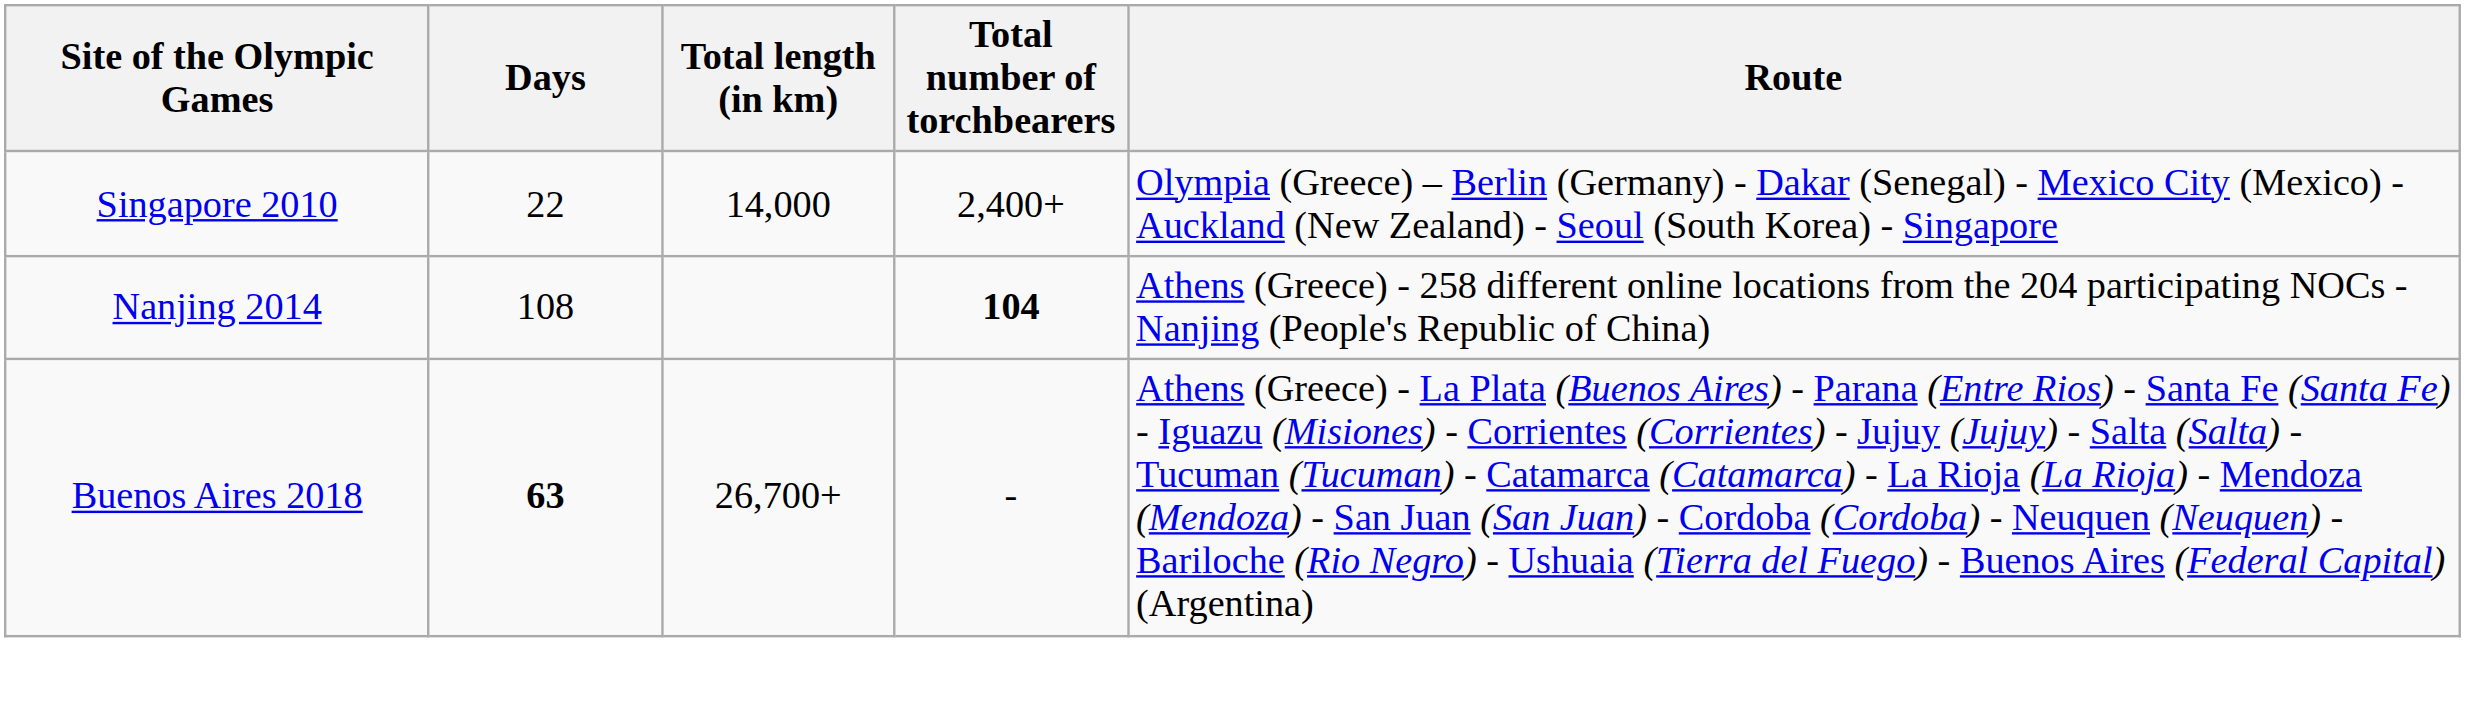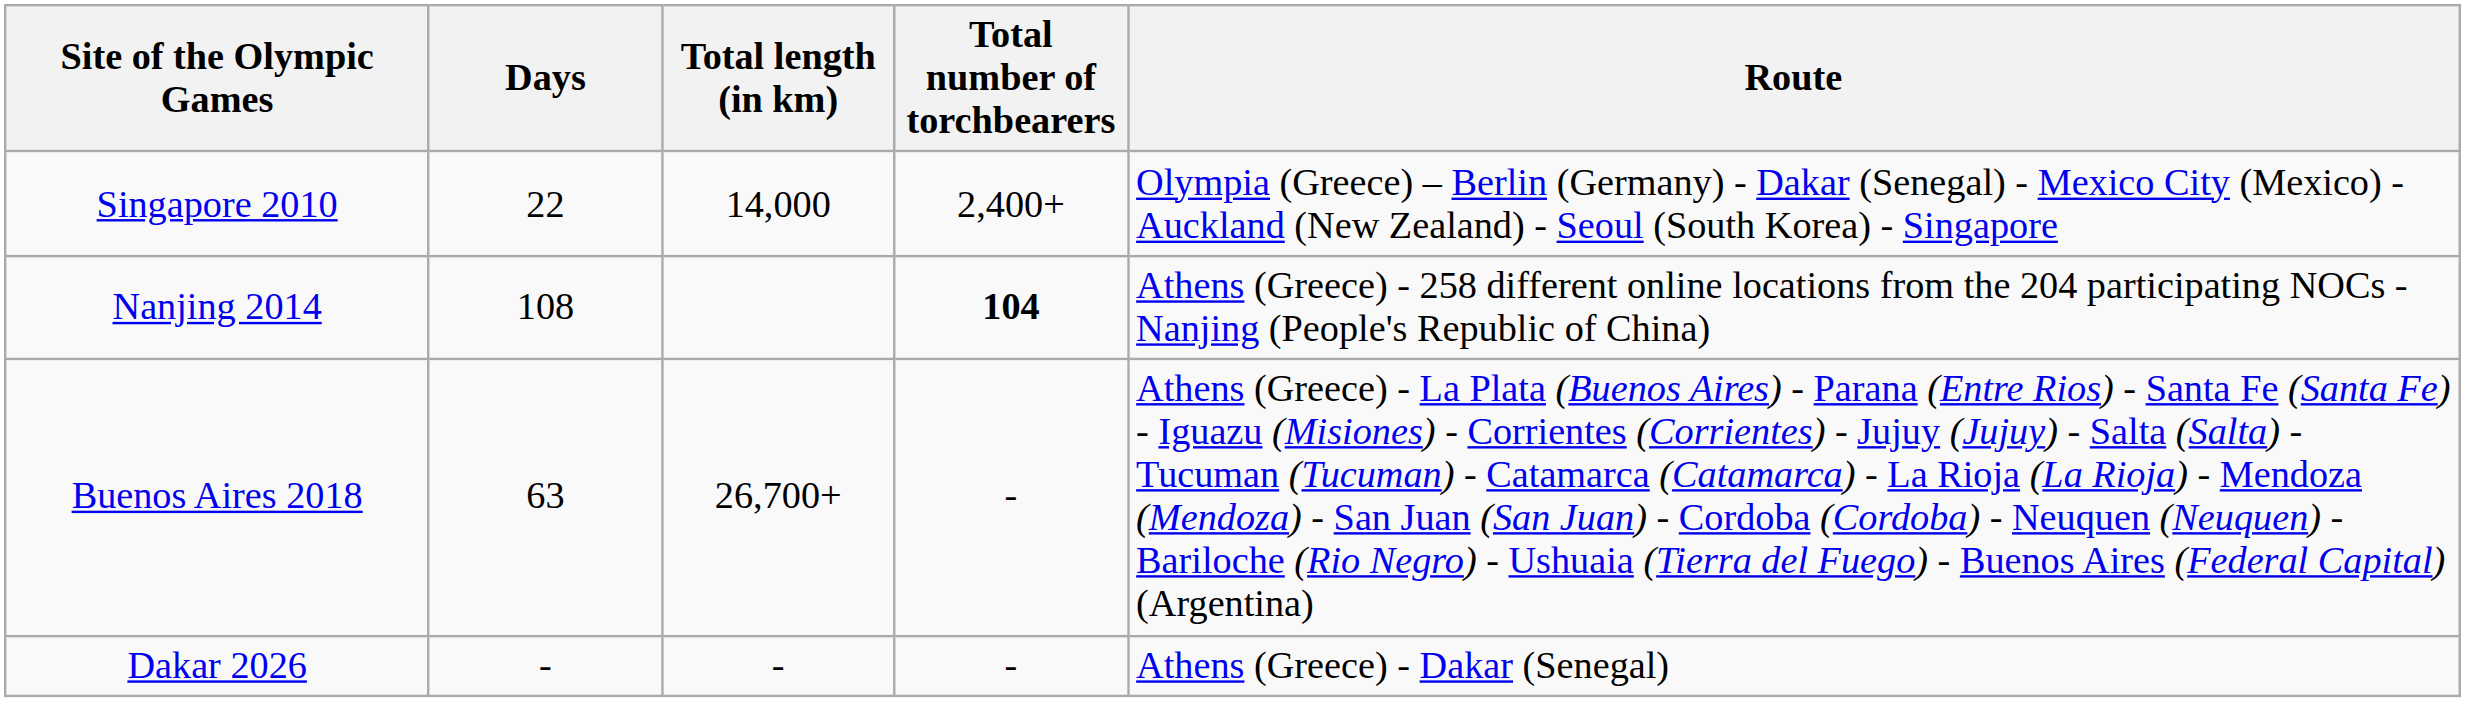(545, 496) bold -> (545, 496) normal
+ row: (217, 664)
